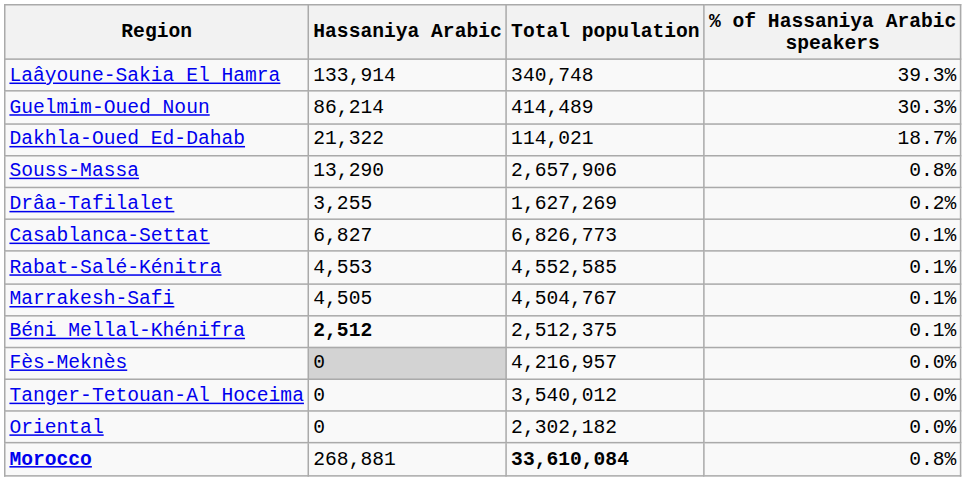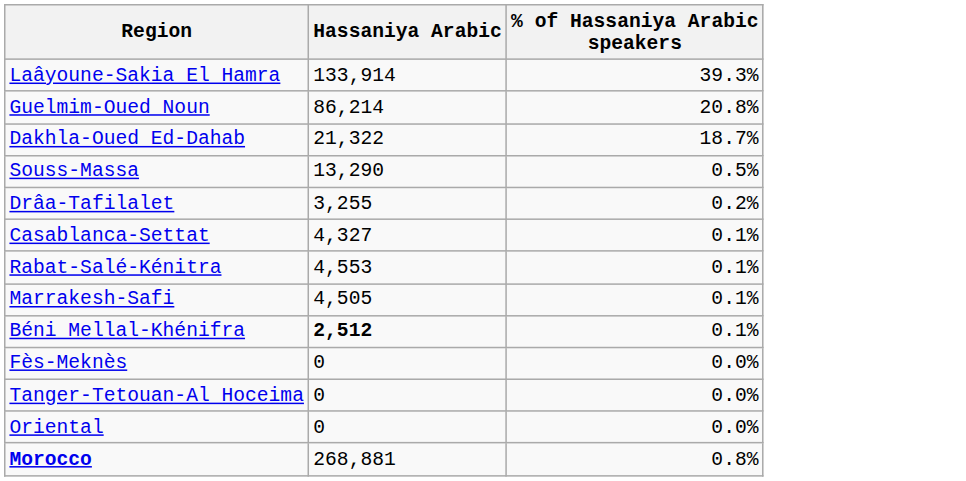- column: (605, 32)
(927, 107) 30.3% -> (729, 107) 20.8%
(933, 171) 0.8% -> (735, 171) 0.5%
(343, 235) 6,827 -> (343, 235) 4,327
(319, 363) lightgrey background -> (319, 363) no background
